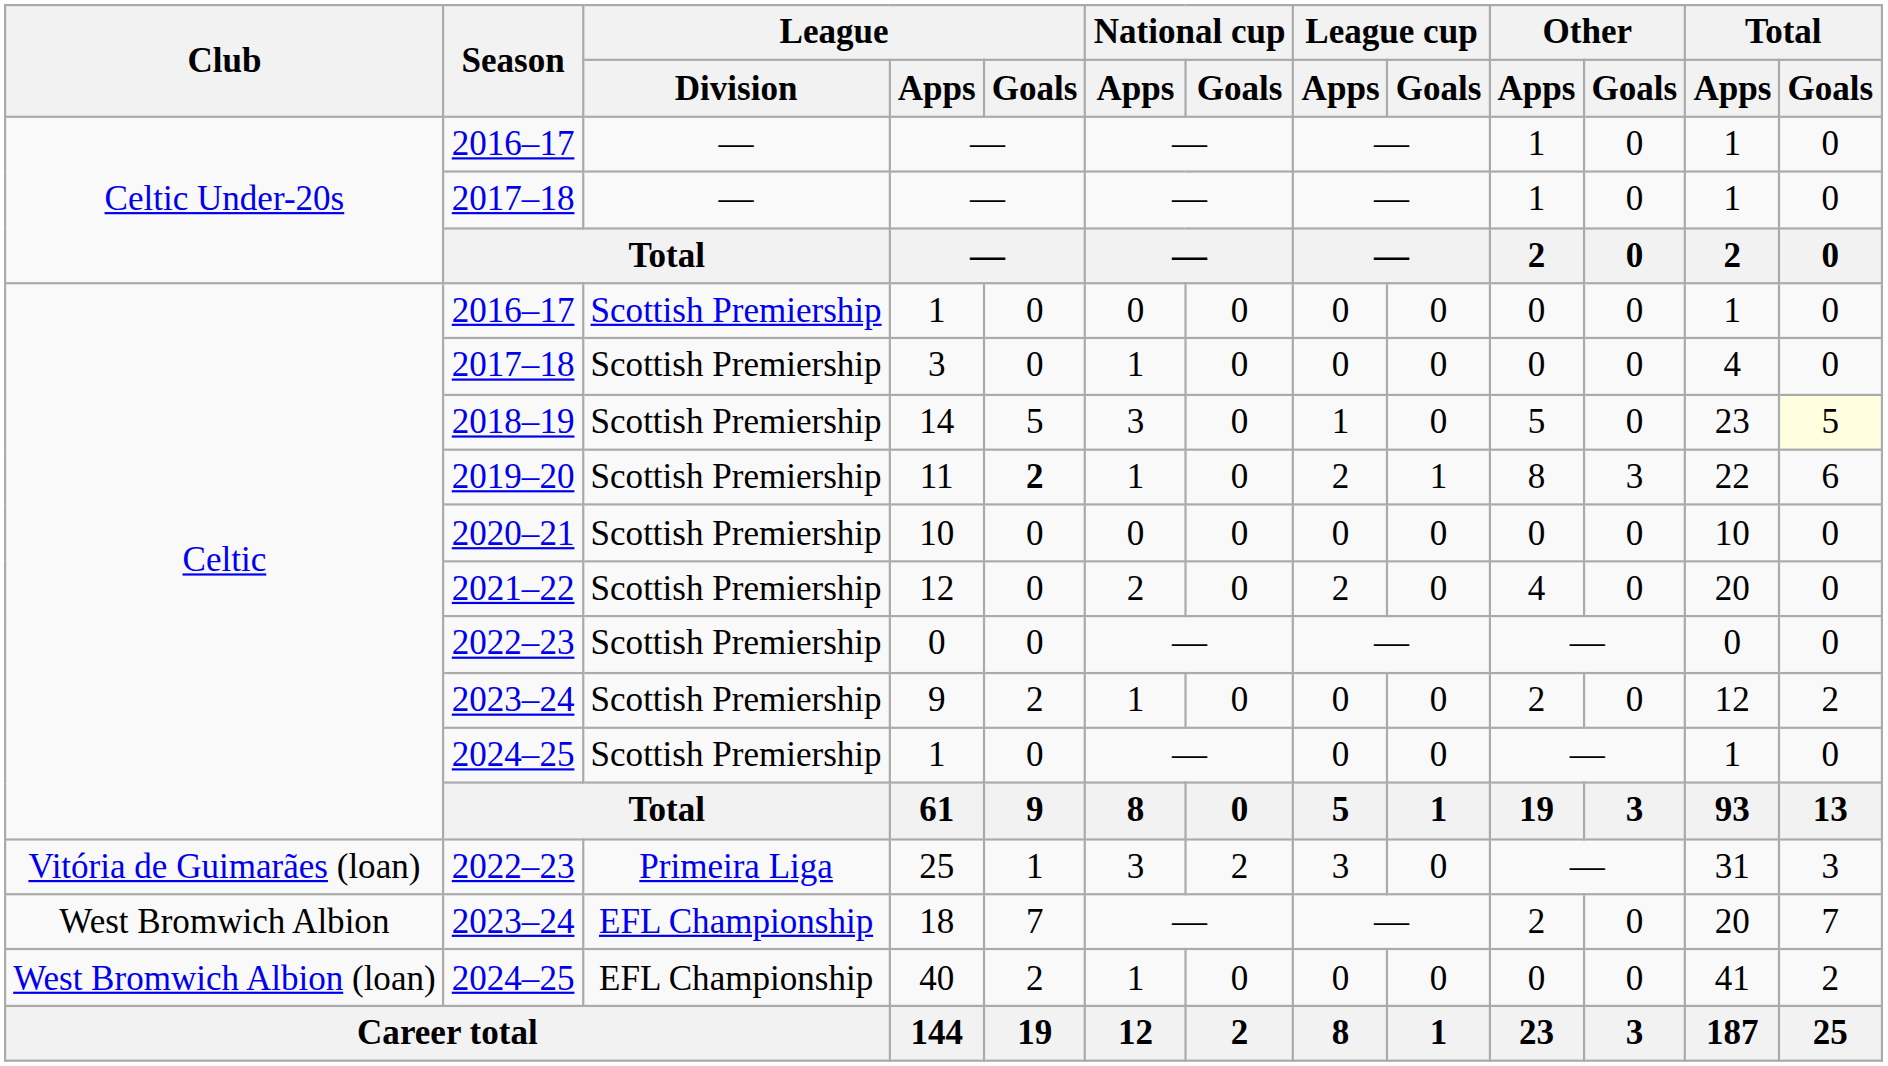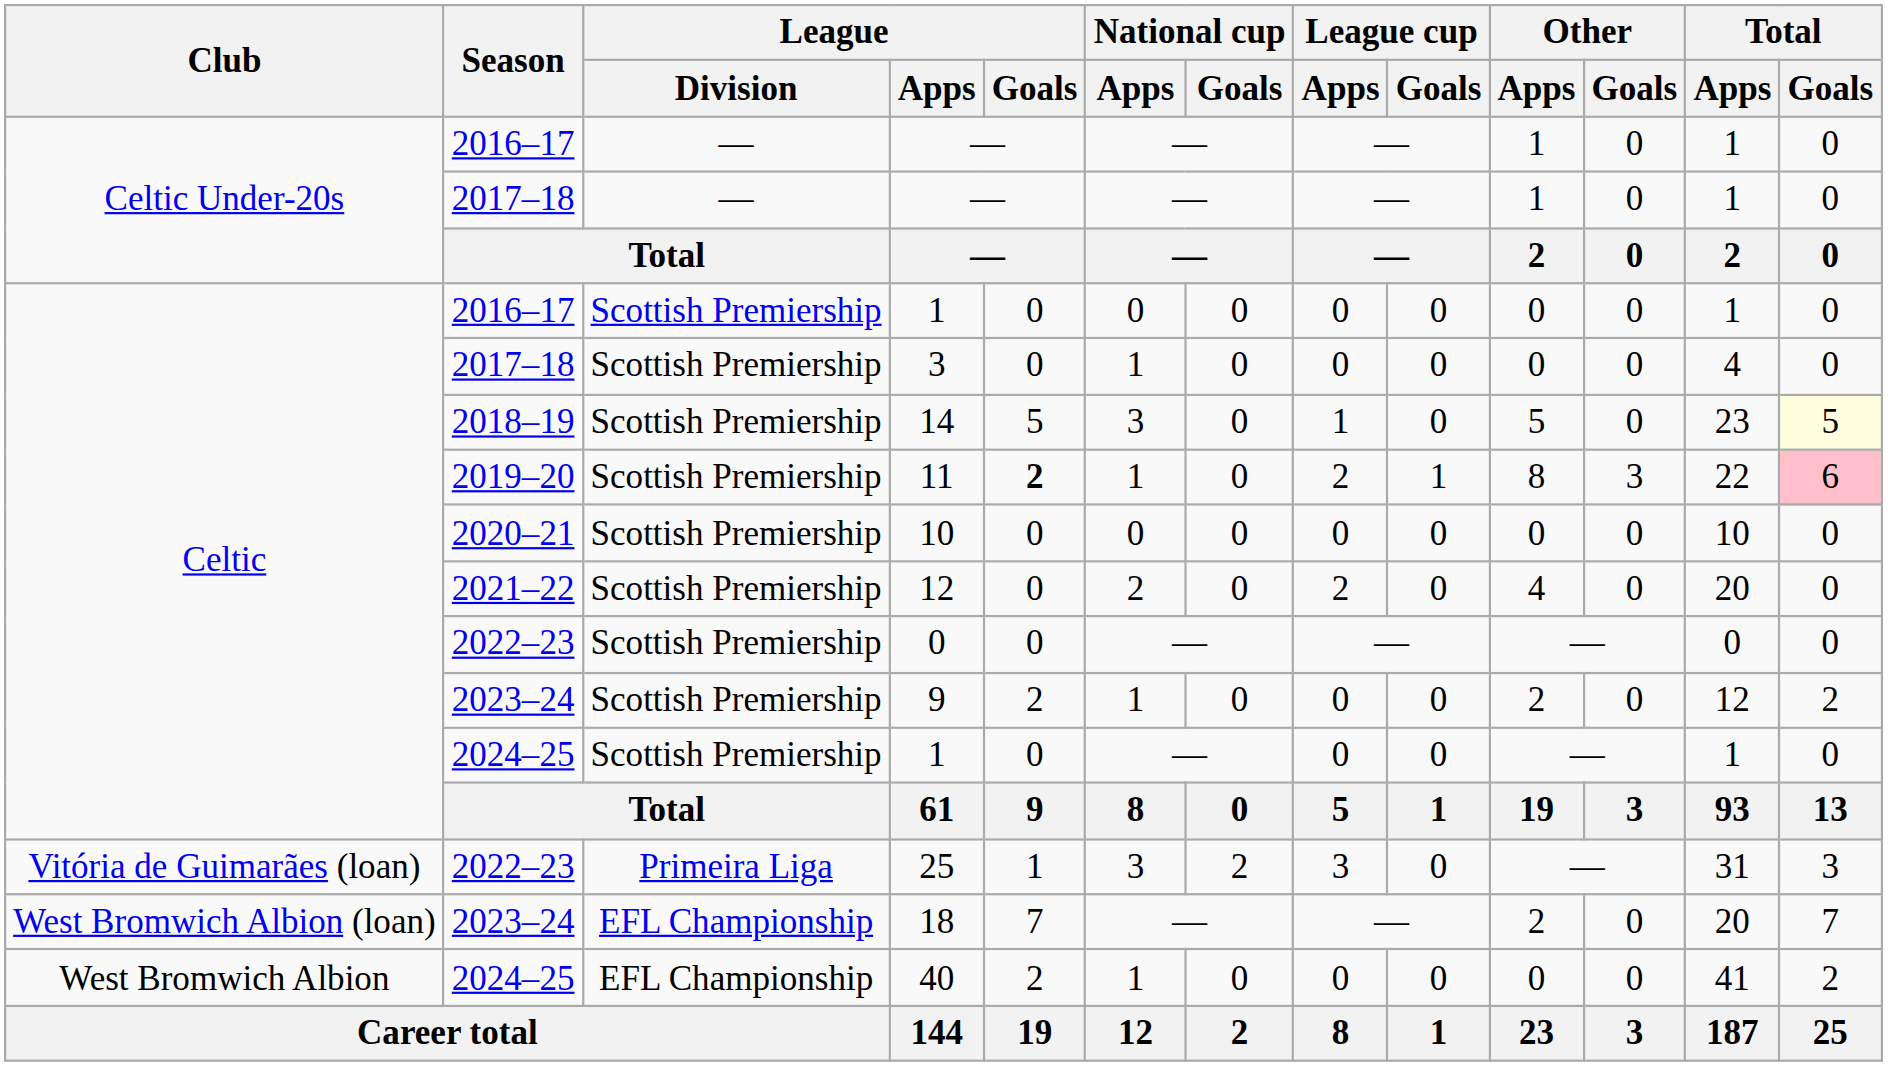(1830, 476) no background -> (1830, 476) pink background
(224, 921) West Bromwich Albion -> (224, 921) West Bromwich Albion (loan)
(224, 976) West Bromwich Albion (loan) -> (224, 976) West Bromwich Albion
